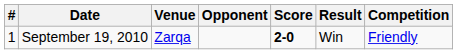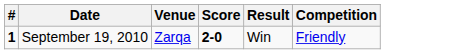- column: (235, 15)
(12, 37) normal -> (12, 37) bold
